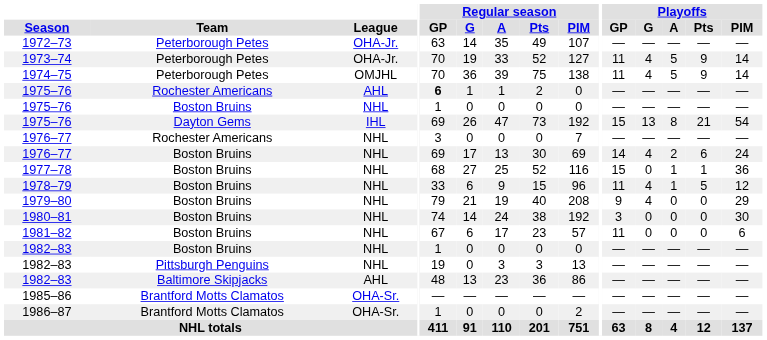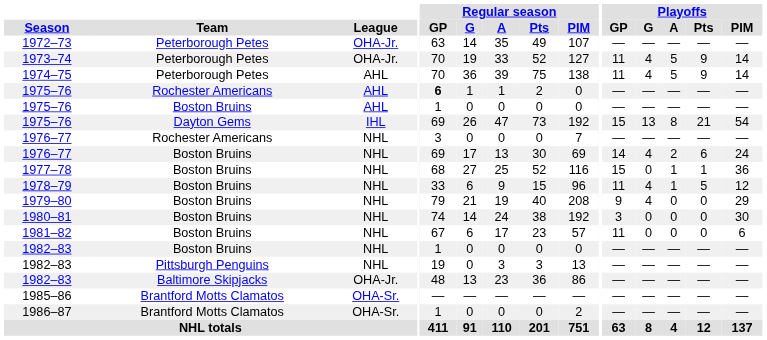(376, 75) OMJHL -> (376, 75) AHL
(376, 106) NHL -> (376, 106) AHL
(376, 280) AHL -> (376, 280) OHA-Jr.
